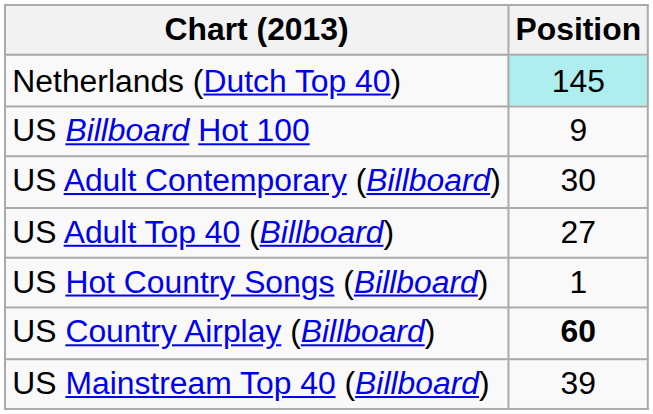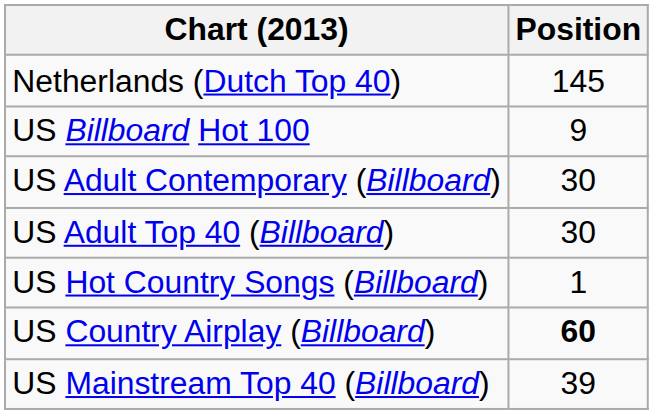(578, 80) paleturquoise background -> (578, 80) no background
(578, 231) 27 -> (578, 231) 30
